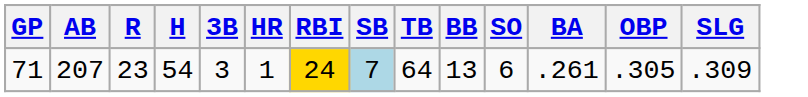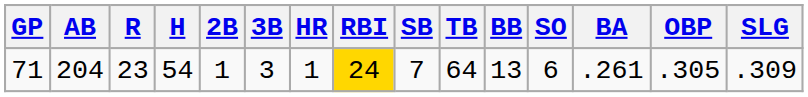+ column: (222, 27)
(80, 70) 207 -> (80, 70) 204
(372, 70) lightblue background -> (417, 70) no background
